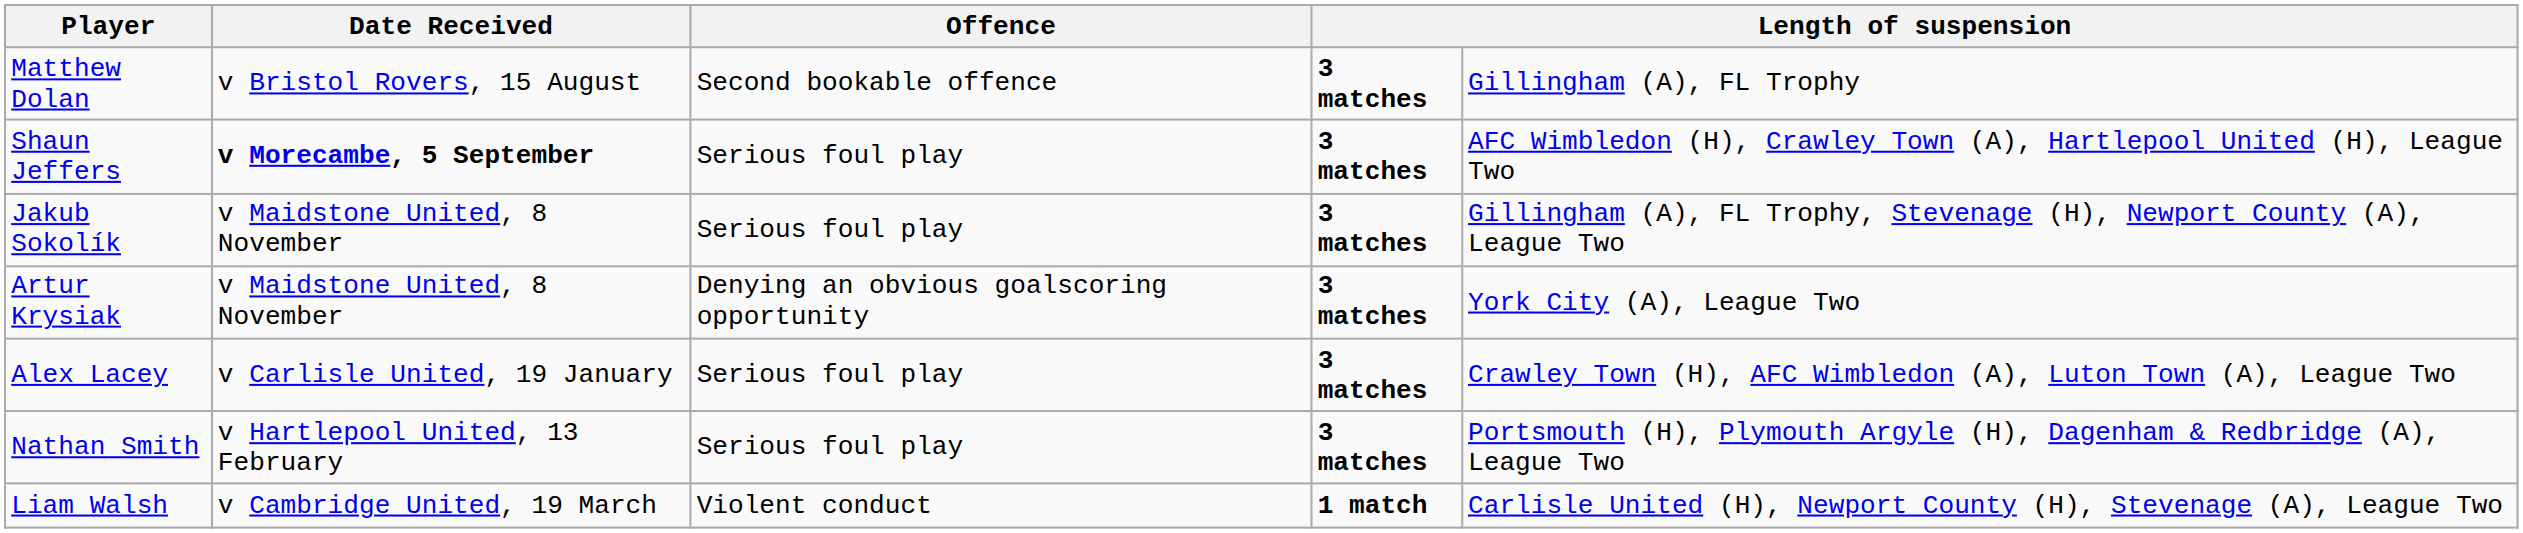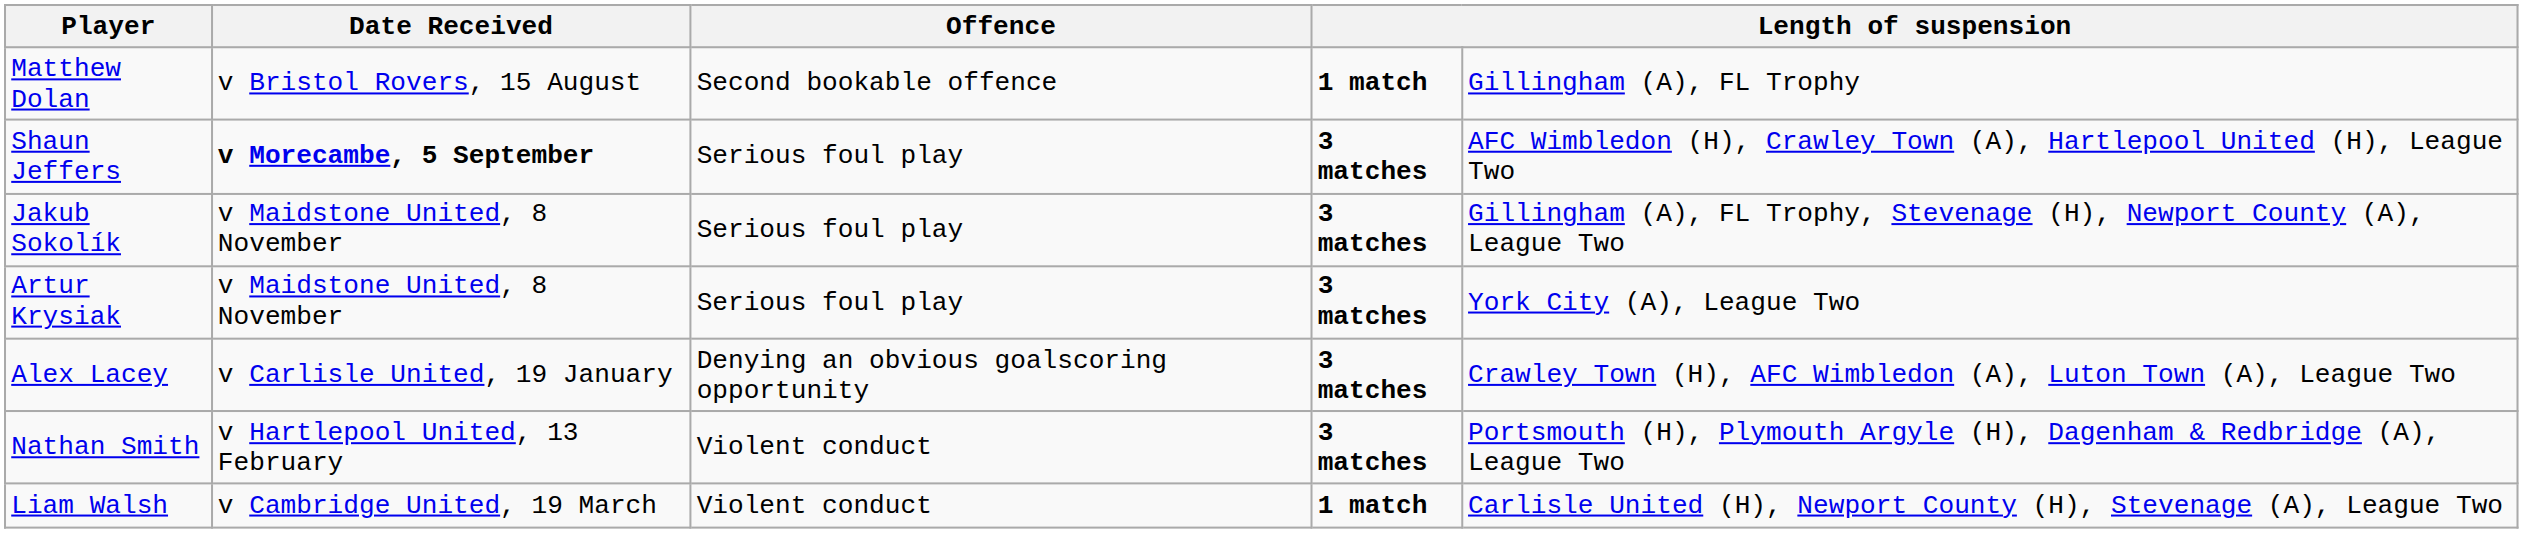(1373, 84) 3 matches -> (1373, 84) 1 match
(932, 302) Denying an obvious goalscoring opportunity -> (830, 302) Serious foul play
(830, 375) Serious foul play -> (932, 375) Denying an obvious goalscoring opportunity
(830, 448) Serious foul play -> (814, 448) Violent conduct
